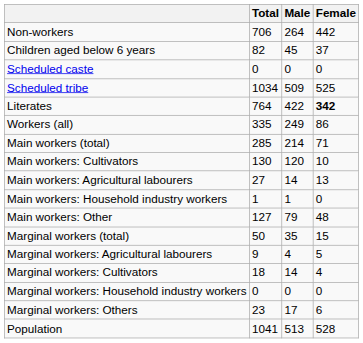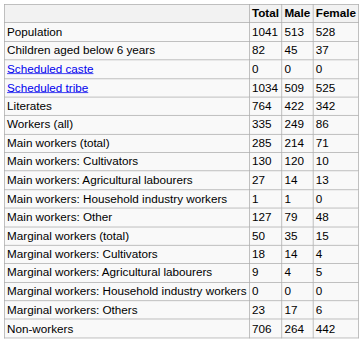rows swapped: (35, 328) <-> (40, 32)
(325, 106) bold -> (325, 106) normal
rows swapped: (82, 273) <-> (110, 254)
